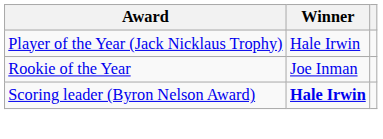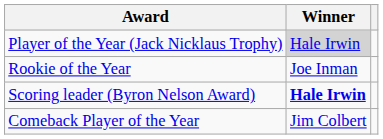(325, 43) no background -> (325, 43) lightgrey background
+ row: (104, 120)
